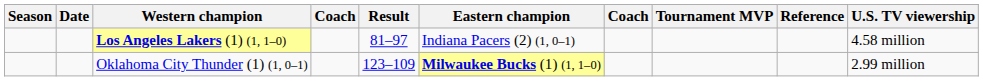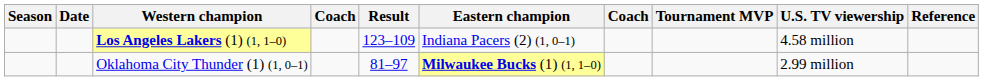columns swapped: (913, 16) <-> (812, 16)
(389, 40) 81–97 -> (389, 40) 123–109
(389, 64) 123–109 -> (389, 64) 81–97
